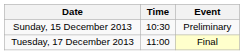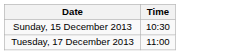- column: (207, 12)
